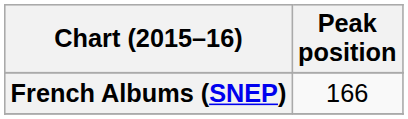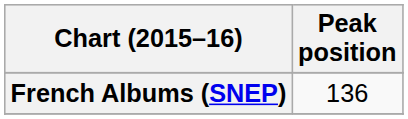(347, 93) 166 -> (347, 93) 136
